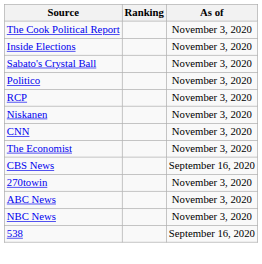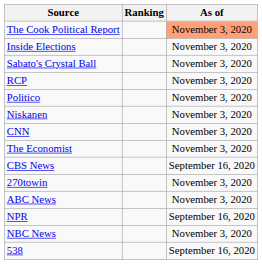(212, 30) no background -> (212, 30) lightsalmon background
rows swapped: (23, 81) <-> (17, 98)
+ row: (17, 217)
